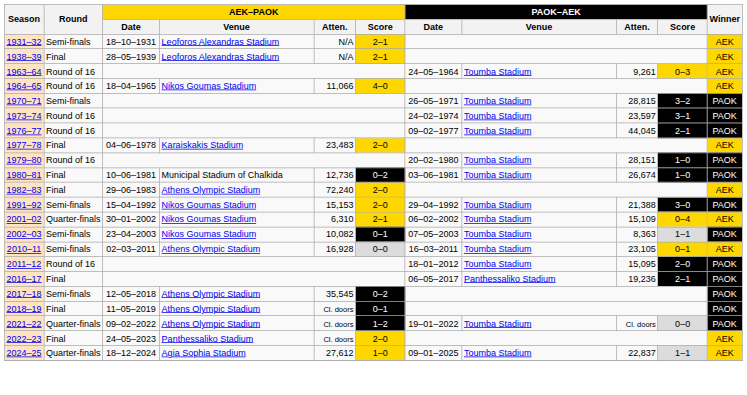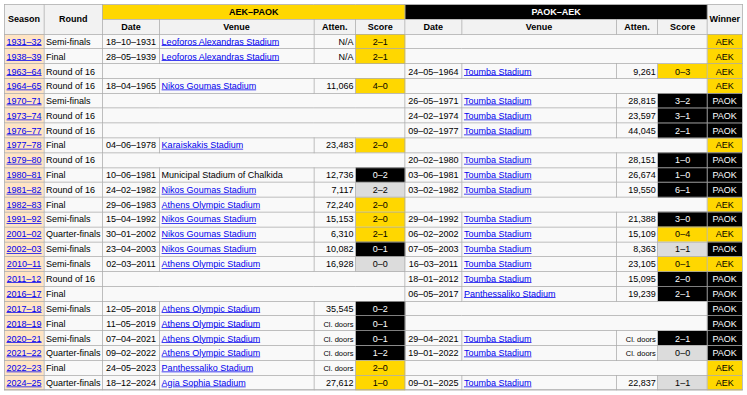+ row: (24, 190)
(642, 279) 19,236 -> (642, 294) 19,239
+ row: (24, 338)
